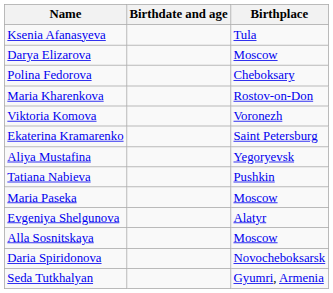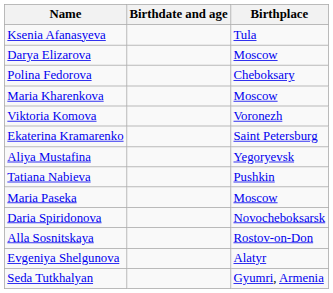(273, 95) Rostov-on-Don -> (256, 95) Moscow
rows swapped: (63, 217) <-> (54, 258)
(256, 237) Moscow -> (273, 237) Rostov-on-Don
